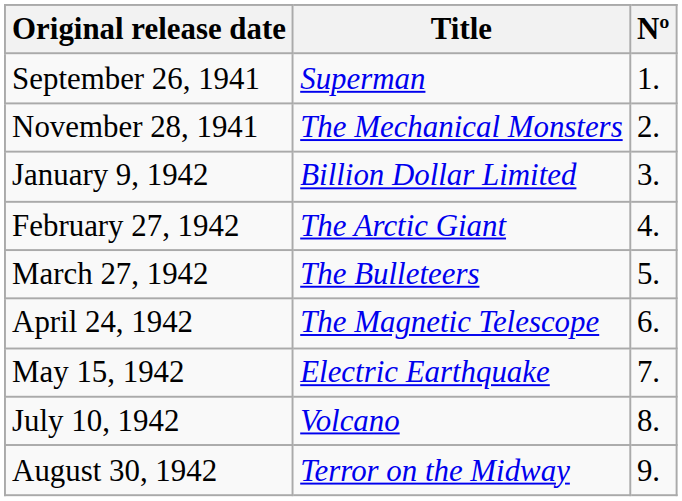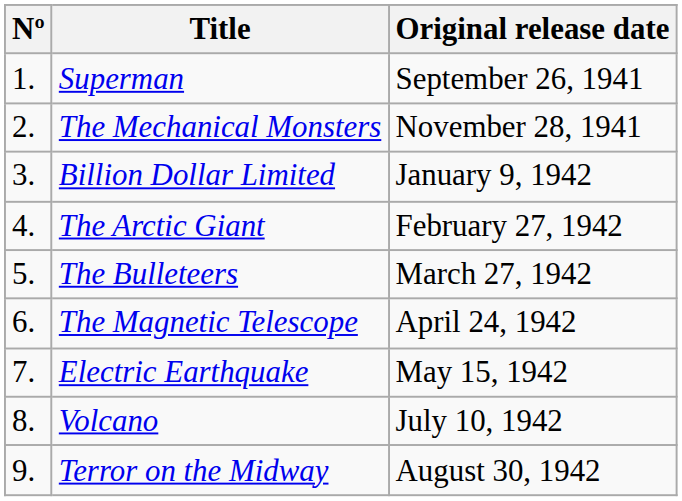columns swapped: (653, 28) <-> (149, 28)
